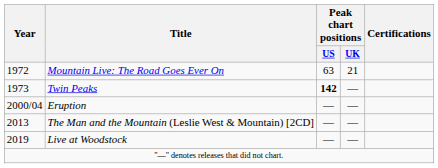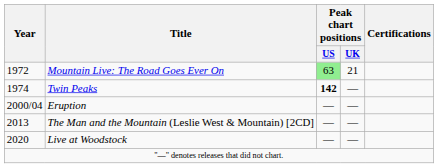(328, 71) no background -> (328, 71) lightgreen background
(18, 88) 1973 -> (18, 88) 1974
(18, 140) 2019 -> (18, 140) 2020
